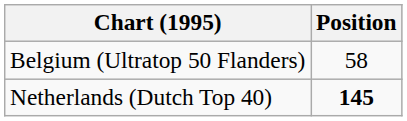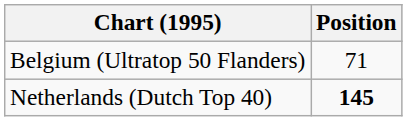(356, 60) 58 -> (356, 60) 71
